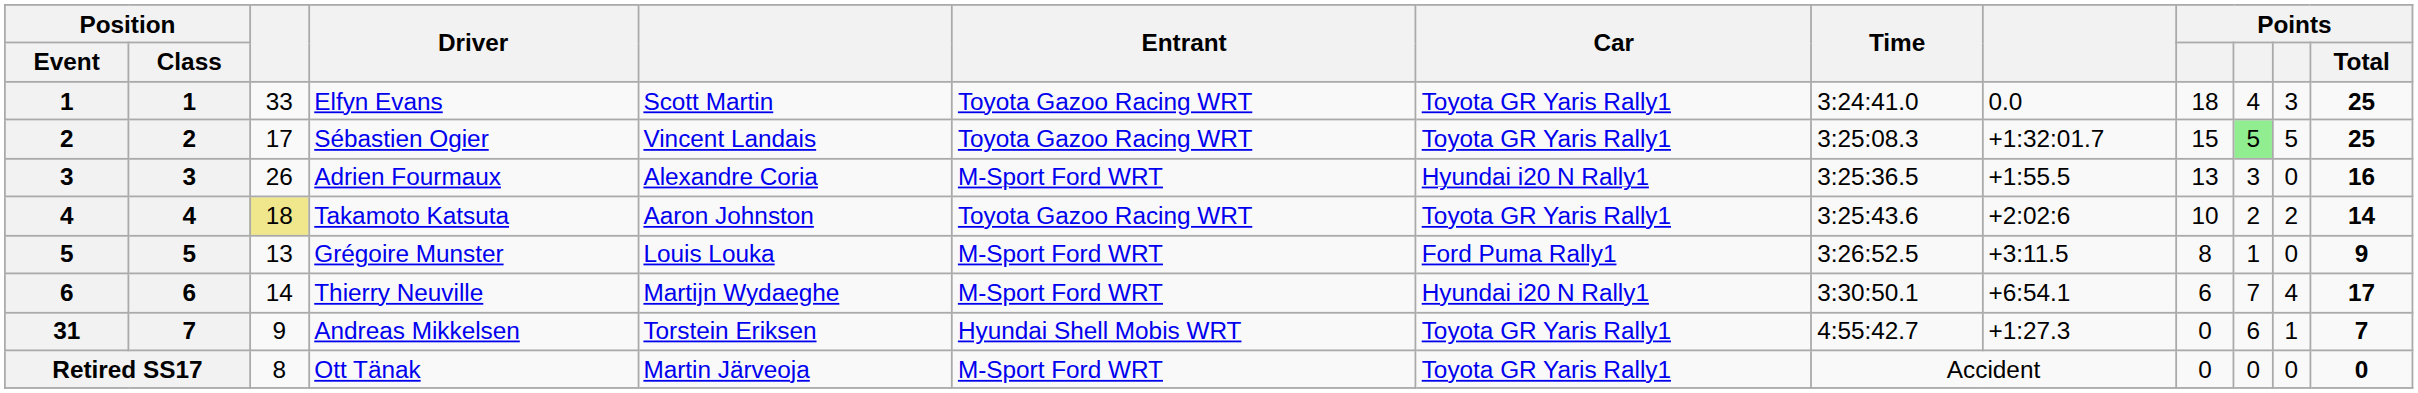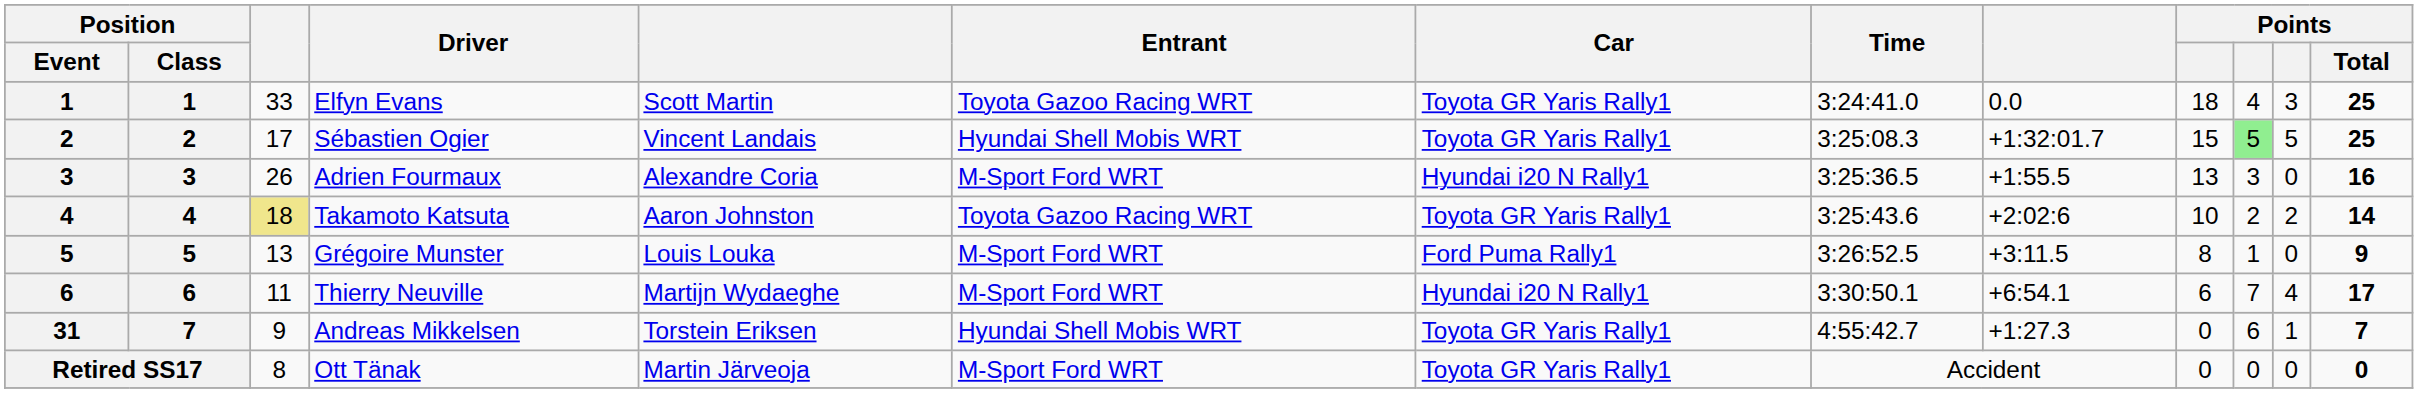(1105, 139) Toyota Gazoo Racing WRT -> (1100, 139) Hyundai Shell Mobis WRT
(279, 292) 14 -> (279, 292) 11
